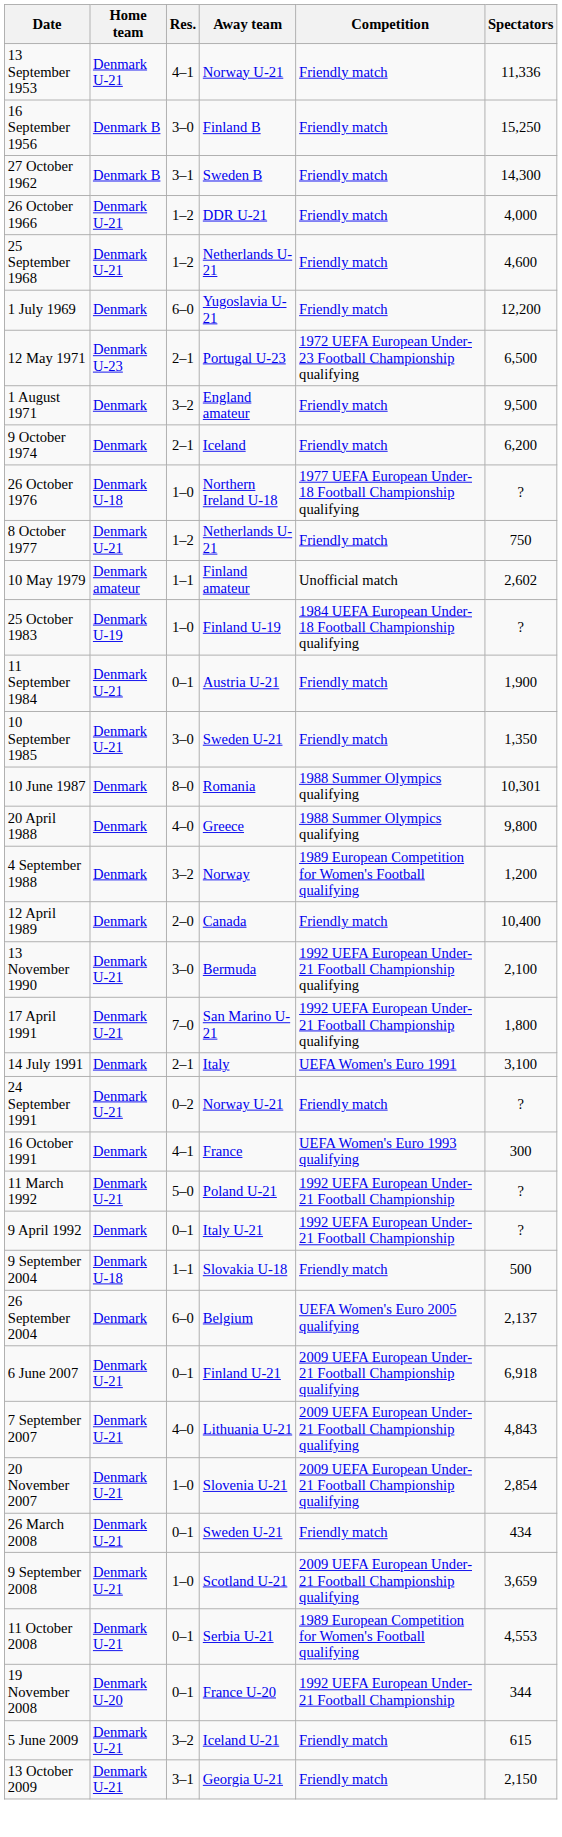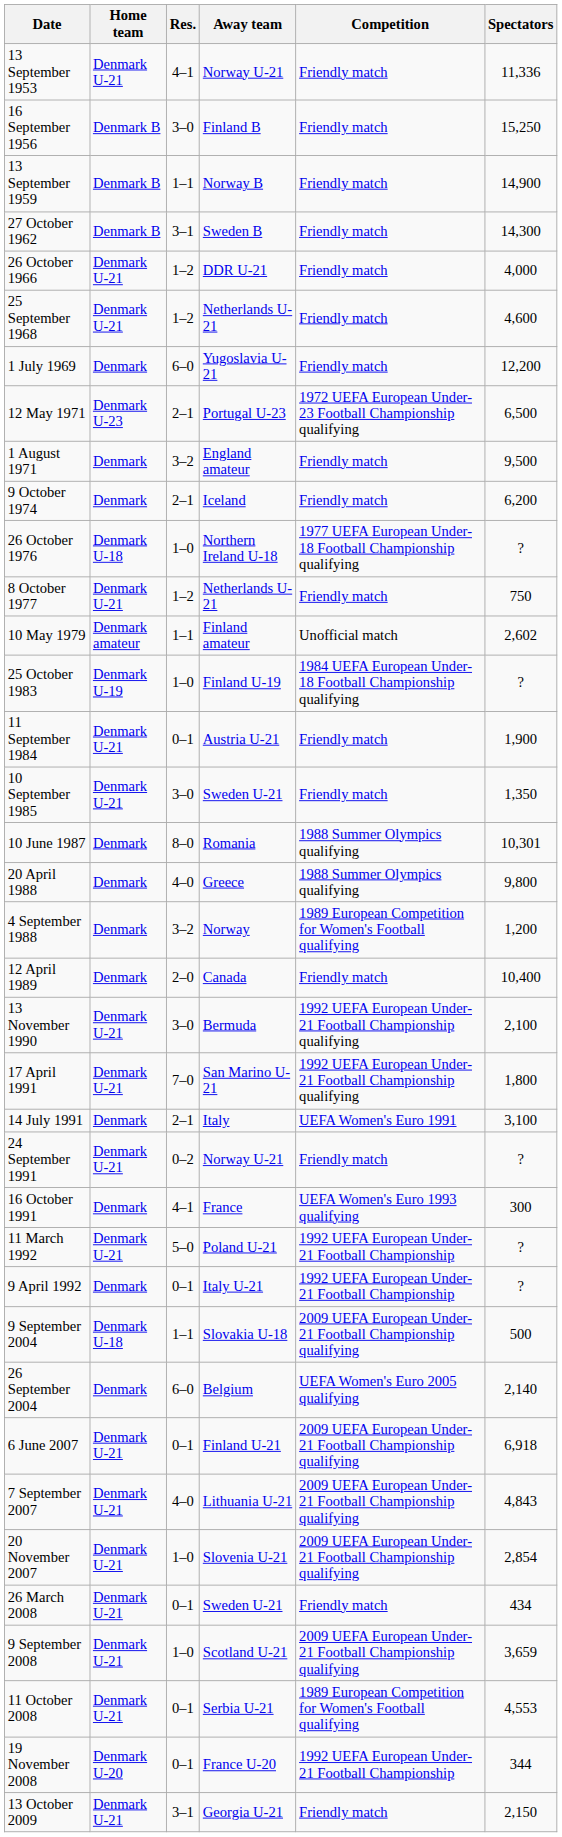+ row: (39, 183)
(343, 1270) Friendly match -> (386, 1334) 2009 UEFA European Under-21 Football Championship qualifying
(521, 1317) 2,137 -> (521, 1390) 2,140
- row: (43, 1740)
